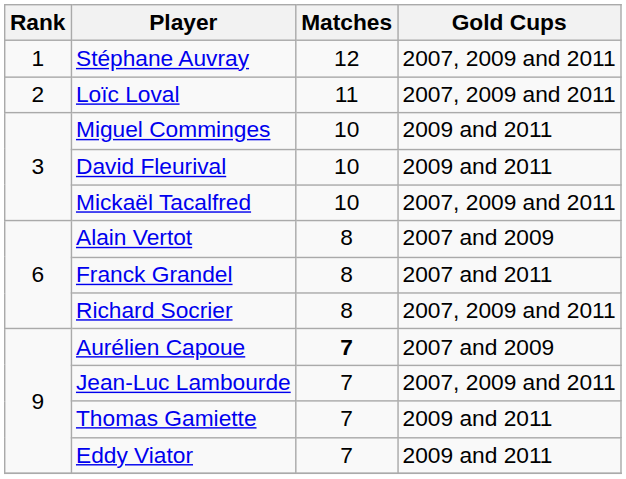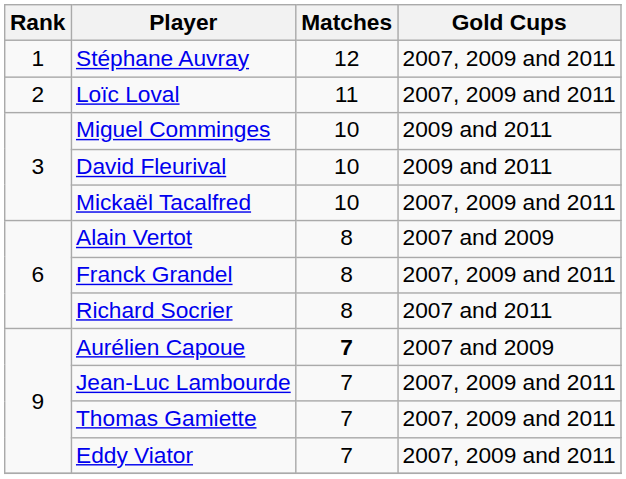(478, 274) 2007 and 2011 -> (509, 274) 2007, 2009 and 2011
(509, 310) 2007, 2009 and 2011 -> (478, 310) 2007 and 2011
(478, 418) 2009 and 2011 -> (509, 418) 2007, 2009 and 2011
(478, 454) 2009 and 2011 -> (509, 454) 2007, 2009 and 2011
